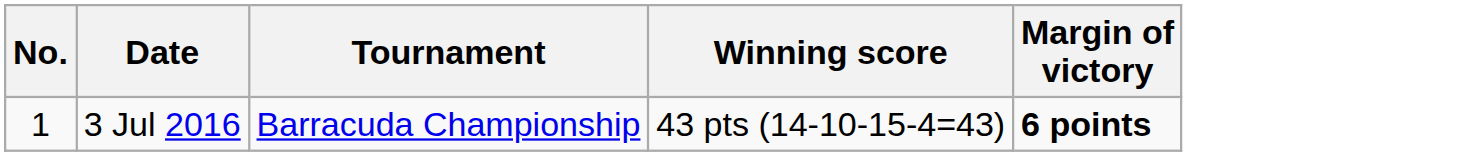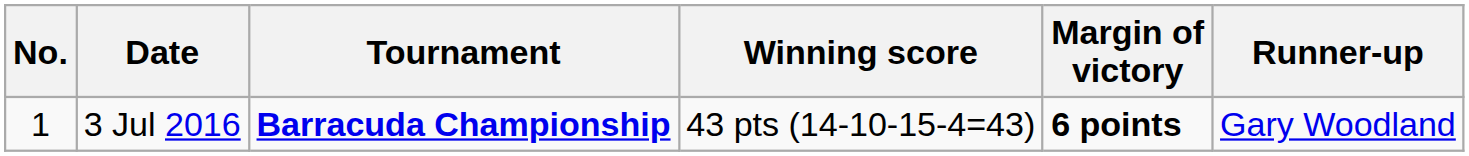+ column: (1338, 51)
(448, 124) normal -> (464, 124) bold
